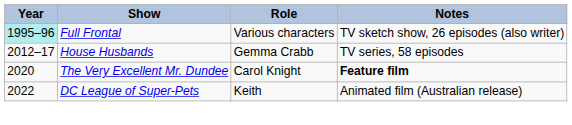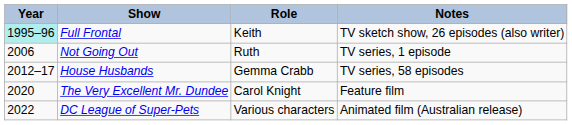(284, 33) Various characters -> (248, 33) Keith
+ row: (99, 52)
(374, 71) bold -> (372, 91) normal
(248, 91) Keith -> (284, 110) Various characters
